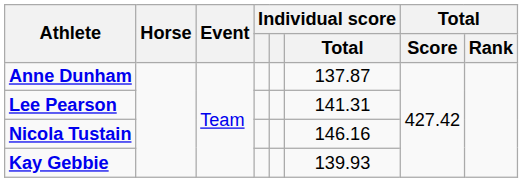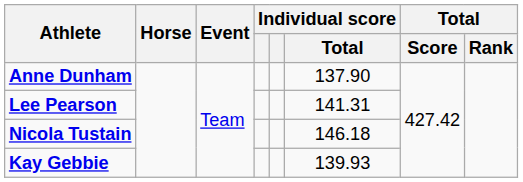(342, 77) 137.87 -> (342, 77) 137.90
(342, 134) 146.16 -> (342, 134) 146.18
